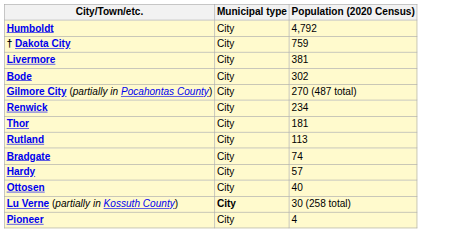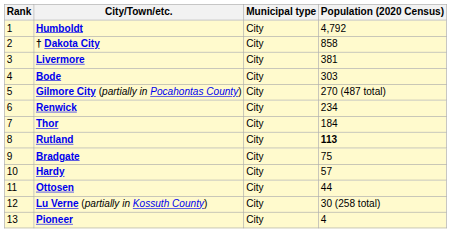+ column: (19, 12)
(300, 44) 759 -> (329, 44) 858
(300, 76) 302 -> (329, 76) 303
(300, 124) 181 -> (329, 124) 184
(300, 140) normal -> (329, 140) bold
(297, 156) 74 -> (326, 156) 75
(297, 188) 40 -> (326, 188) 44
(226, 204) bold -> (255, 204) normal
